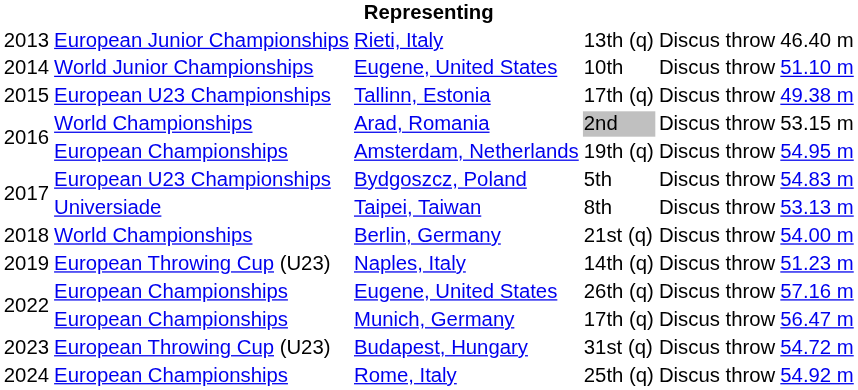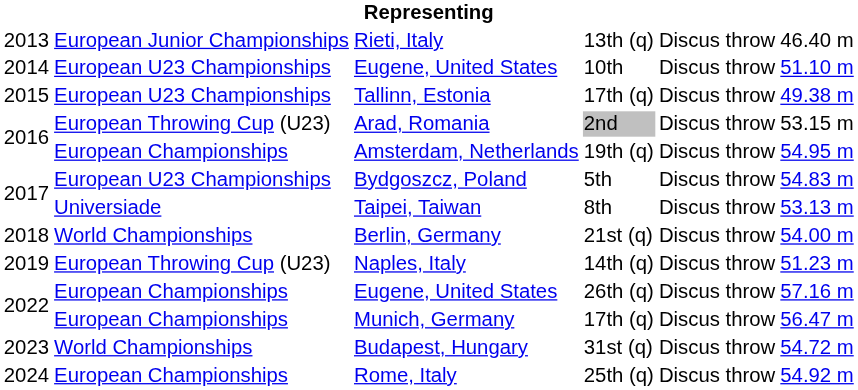(184, 67) World Junior Championships -> (192, 67) European U23 Championships
(153, 123) World Championships -> (192, 123) European Throwing Cup (U23)
(192, 347) European Throwing Cup (U23) -> (153, 347) World Championships
